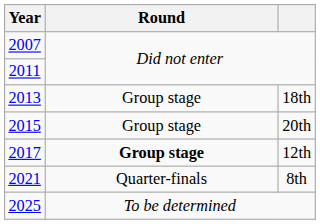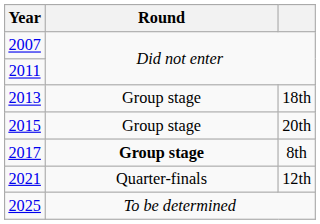(297, 152) 12th -> (297, 152) 8th
(297, 179) 8th -> (297, 179) 12th
